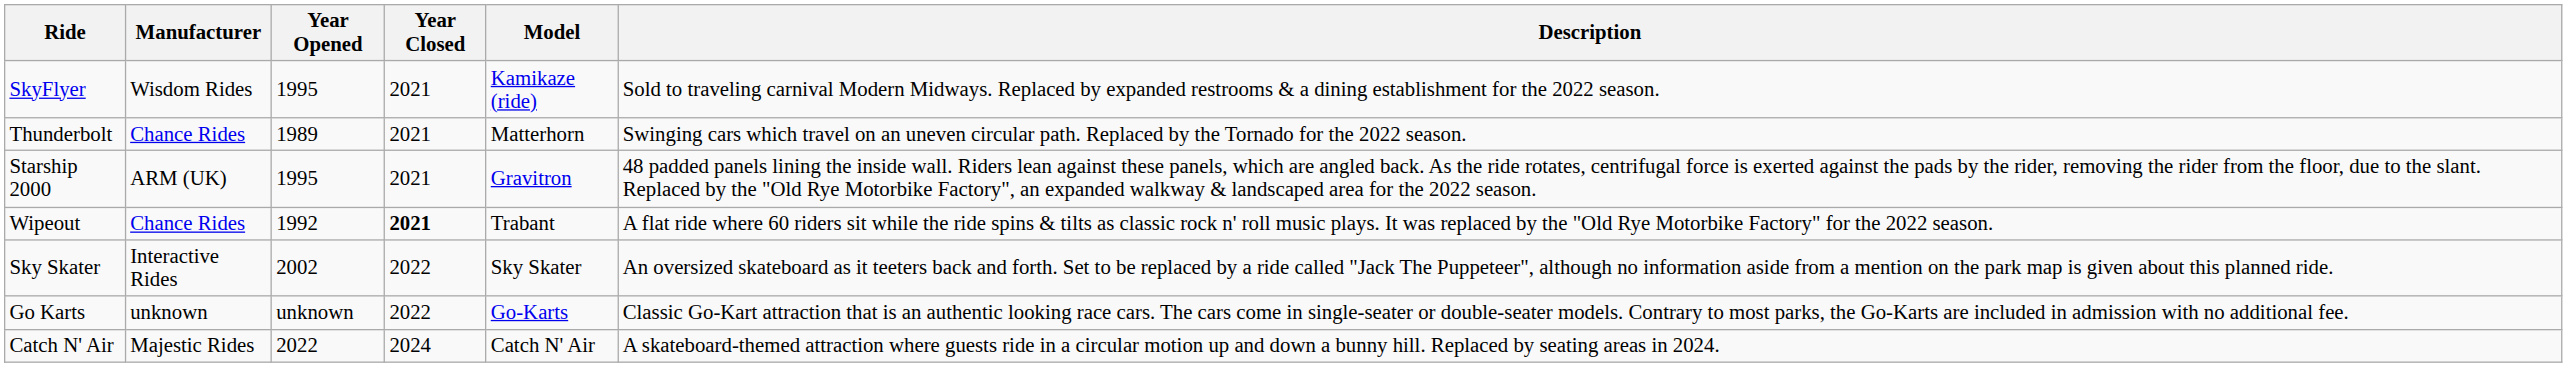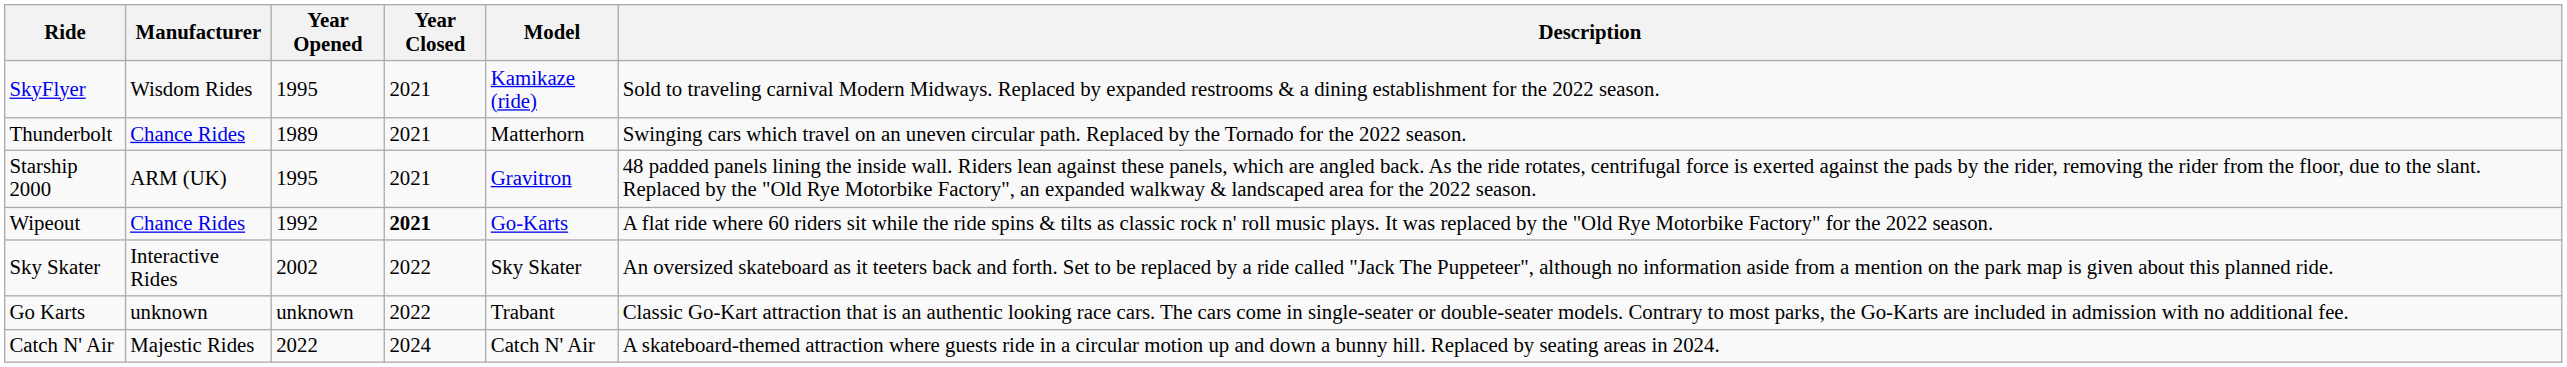(523, 223) Trabant -> (529, 223) Go-Karts
(529, 312) Go-Karts -> (523, 312) Trabant
